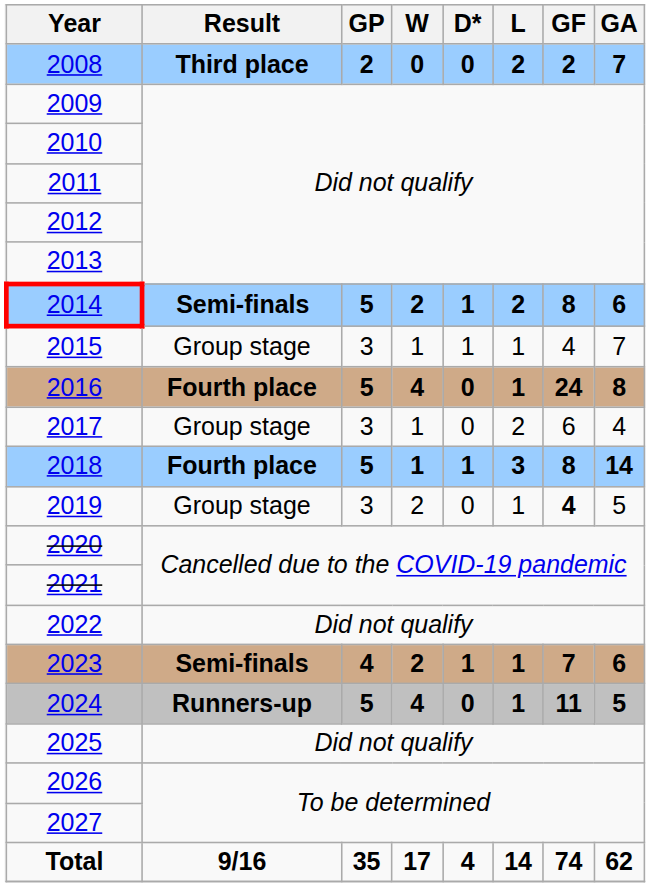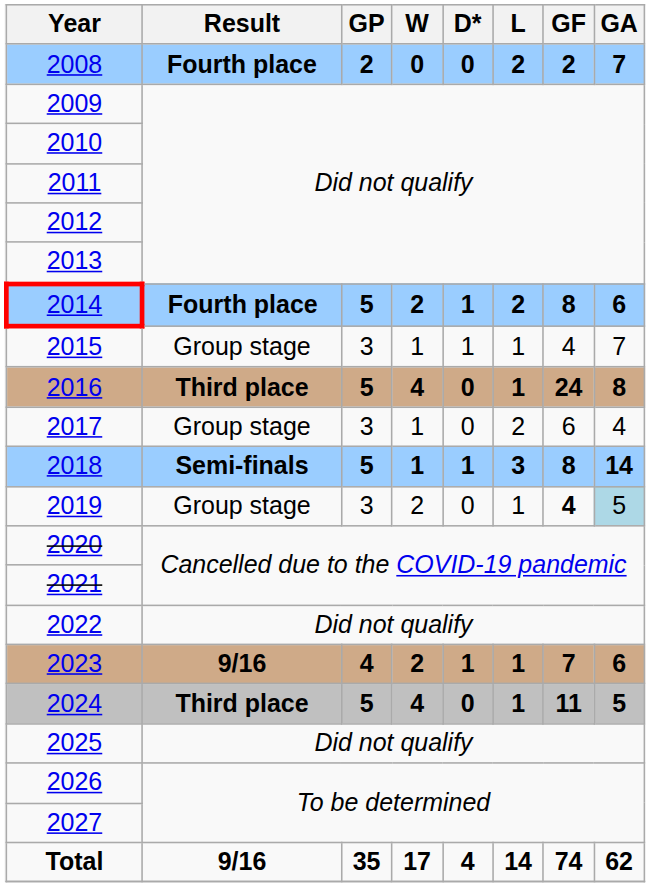(242, 63) Third place -> (242, 63) Fourth place
(243, 304) Semi-finals -> (243, 304) Fourth place
(242, 386) Fourth place -> (242, 386) Third place
(242, 465) Fourth place -> (242, 465) Semi-finals
(619, 505) no background -> (619, 505) lightblue background
(242, 663) Semi-finals -> (242, 663) 9/16
(242, 703) Runners-up -> (242, 703) Third place
